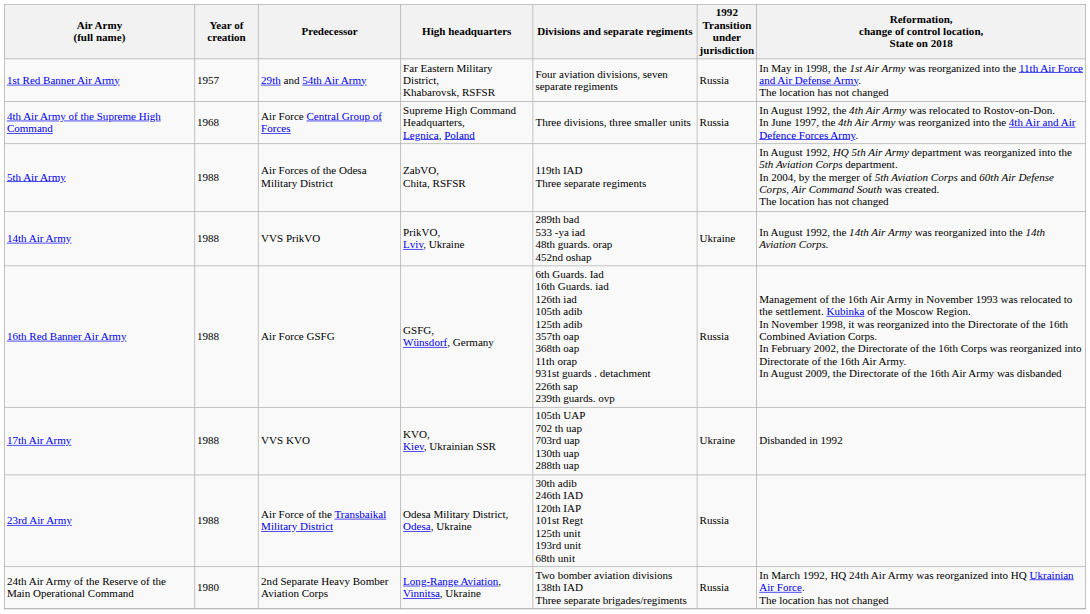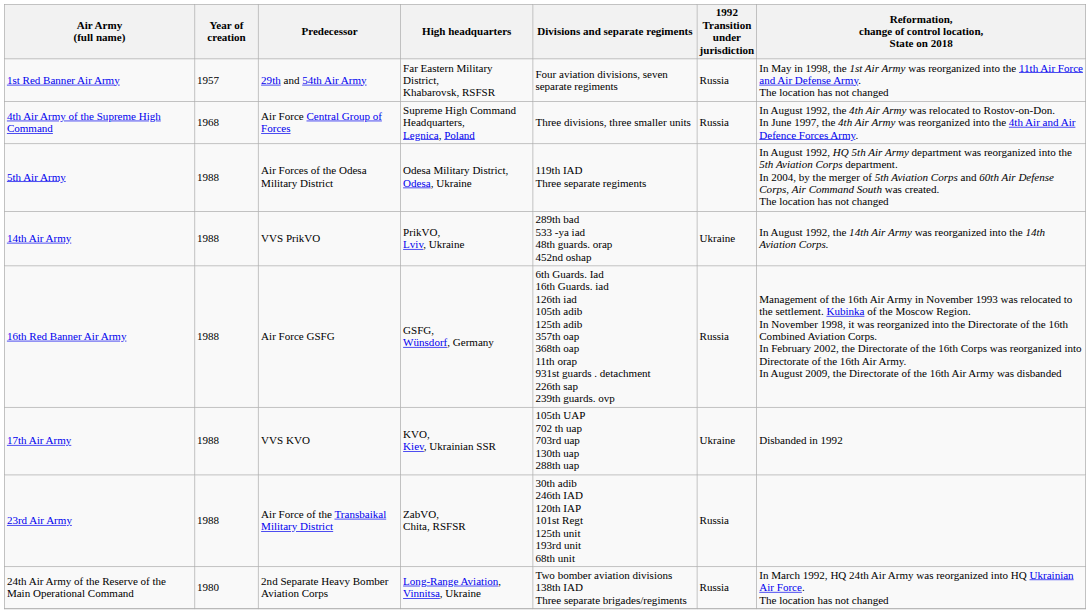(434, 177) ZabVO, Chita, RSFSR -> (456, 177) Odesa Military District, Odesa, Ukraine
(456, 520) Odesa Military District, Odesa, Ukraine -> (434, 520) ZabVO, Chita, RSFSR
